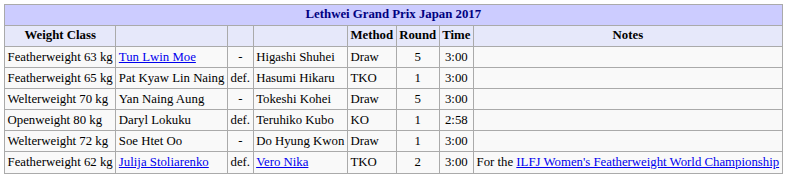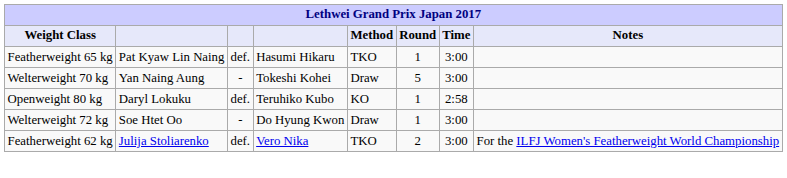- row: (60, 57)
